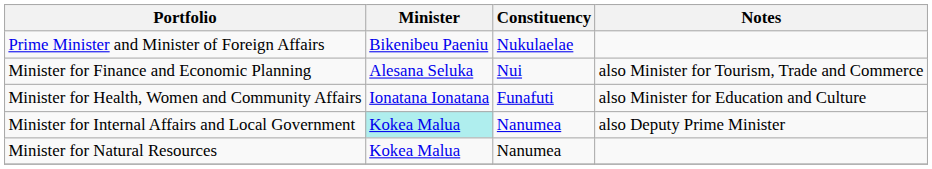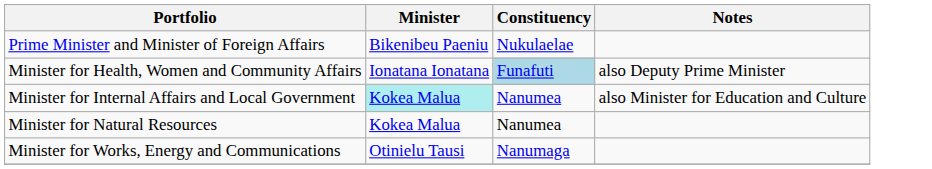- row: (160, 71)
(525, 97) no background -> (525, 71) lightblue background
(733, 97) also Minister for Education and Culture -> (692, 71) also Deputy Prime Minister
(692, 124) also Deputy Prime Minister -> (733, 97) also Minister for Education and Culture
+ row: (174, 151)
